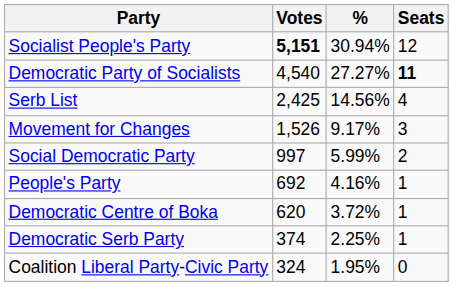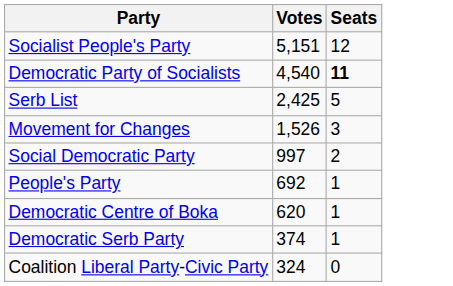- column: (360, 18)
(298, 45) bold -> (298, 45) normal
(403, 101) 4 -> (335, 101) 5
